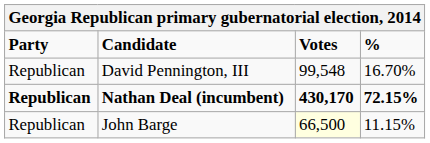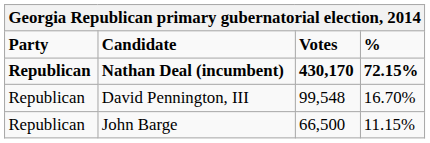rows swapped: (193, 97) <-> (175, 71)
(322, 124) lightyellow background -> (322, 124) no background
